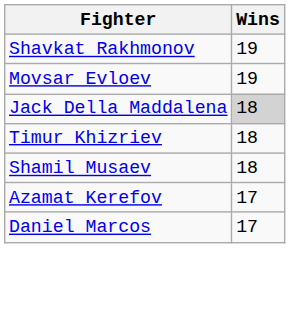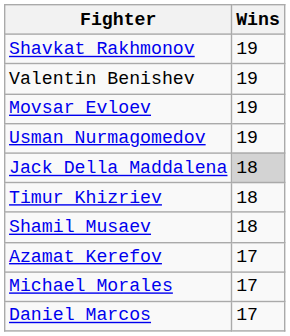+ row: (102, 79)
+ row: (107, 138)
+ row: (91, 286)
